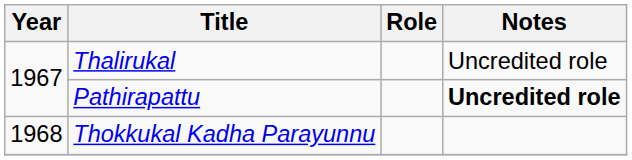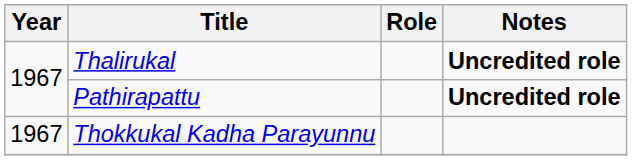(528, 60) normal -> (534, 60) bold
(36, 135) 1968 -> (36, 135) 1967
